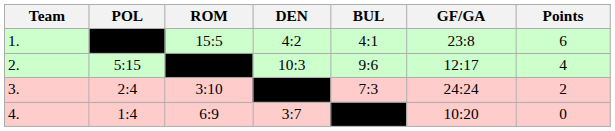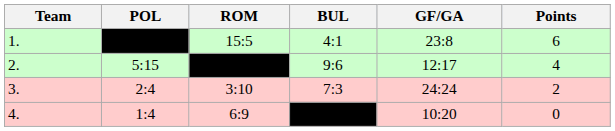- column: (292, 16)
